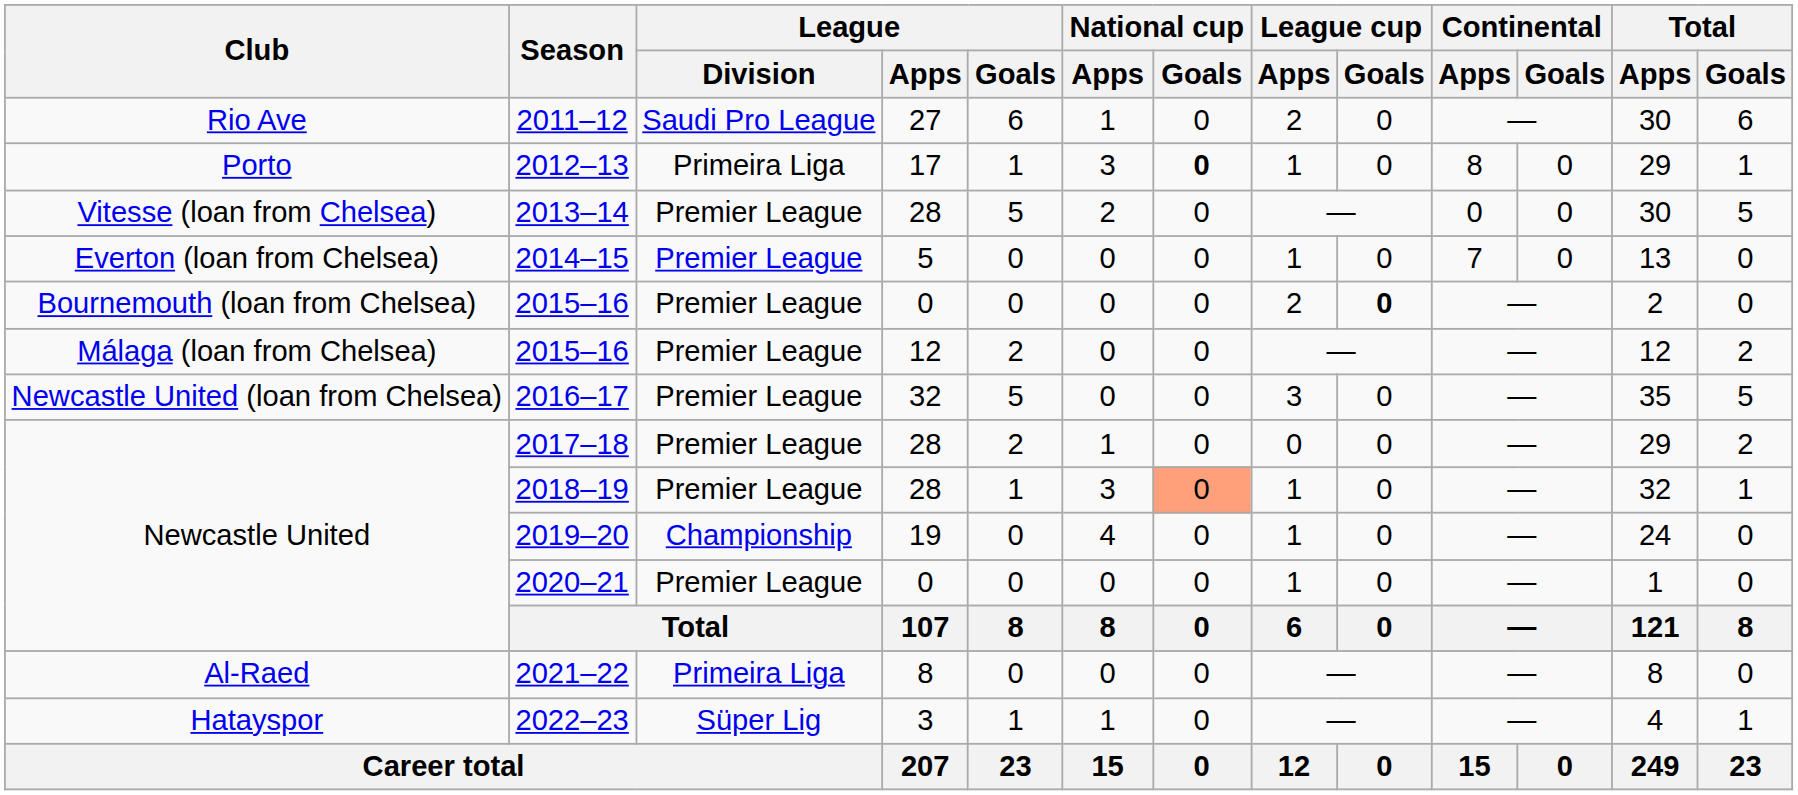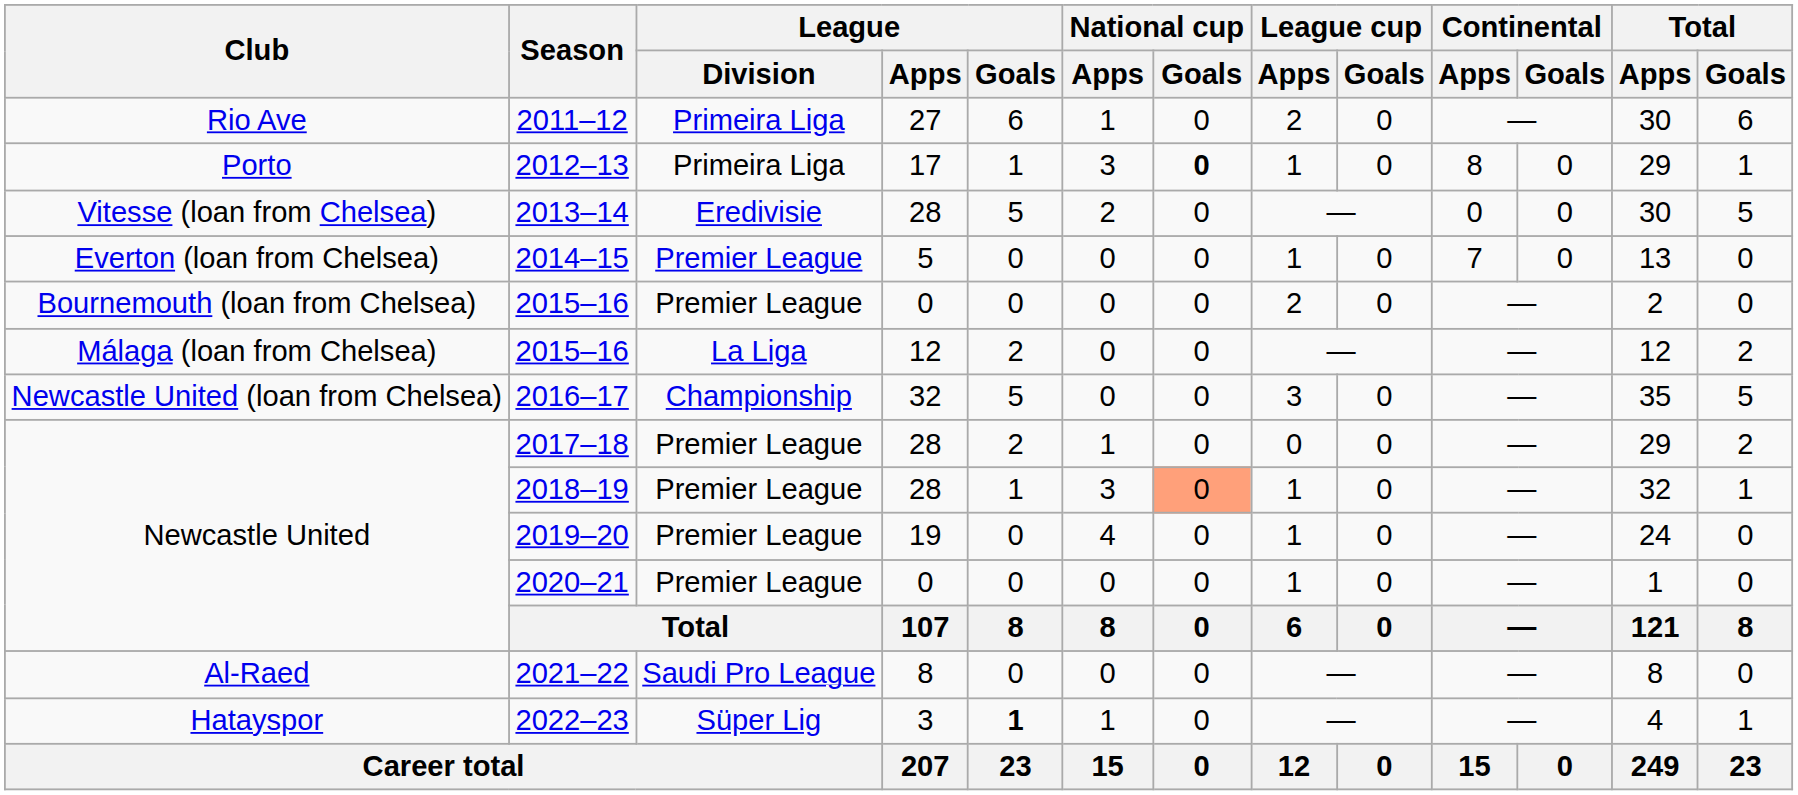(759, 119) Saudi Pro League -> (759, 119) Primeira Liga
(759, 212) Premier League -> (759, 212) Eredivisie
(1384, 304) bold -> (1384, 304) normal
(759, 350) Premier League -> (759, 350) La Liga
(759, 397) Premier League -> (759, 397) Championship
(759, 535) Championship -> (759, 535) Premier League
(759, 674) Primeira Liga -> (759, 674) Saudi Pro League
(1016, 720) normal -> (1016, 720) bold
